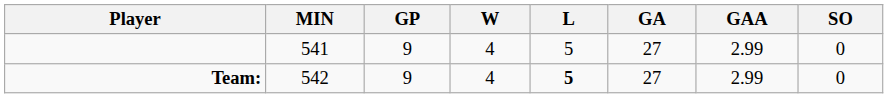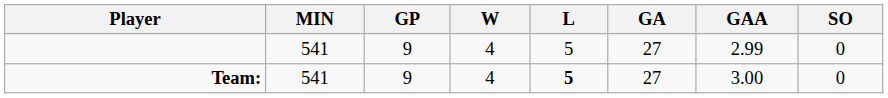(315, 78) 542 -> (315, 78) 541
(747, 78) 2.99 -> (747, 78) 3.00
